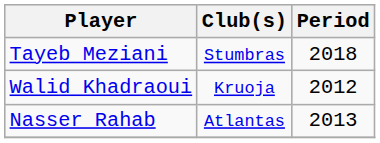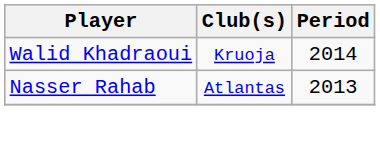- row: (89, 54)
(333, 87) 2012 -> (333, 54) 2014
